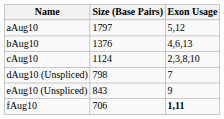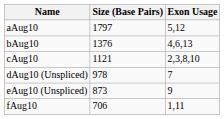(102, 59) 1124 -> (102, 59) 1121
(100, 75) 798 -> (100, 75) 978
(100, 91) 843 -> (100, 91) 873
(176, 106) bold -> (176, 106) normal
